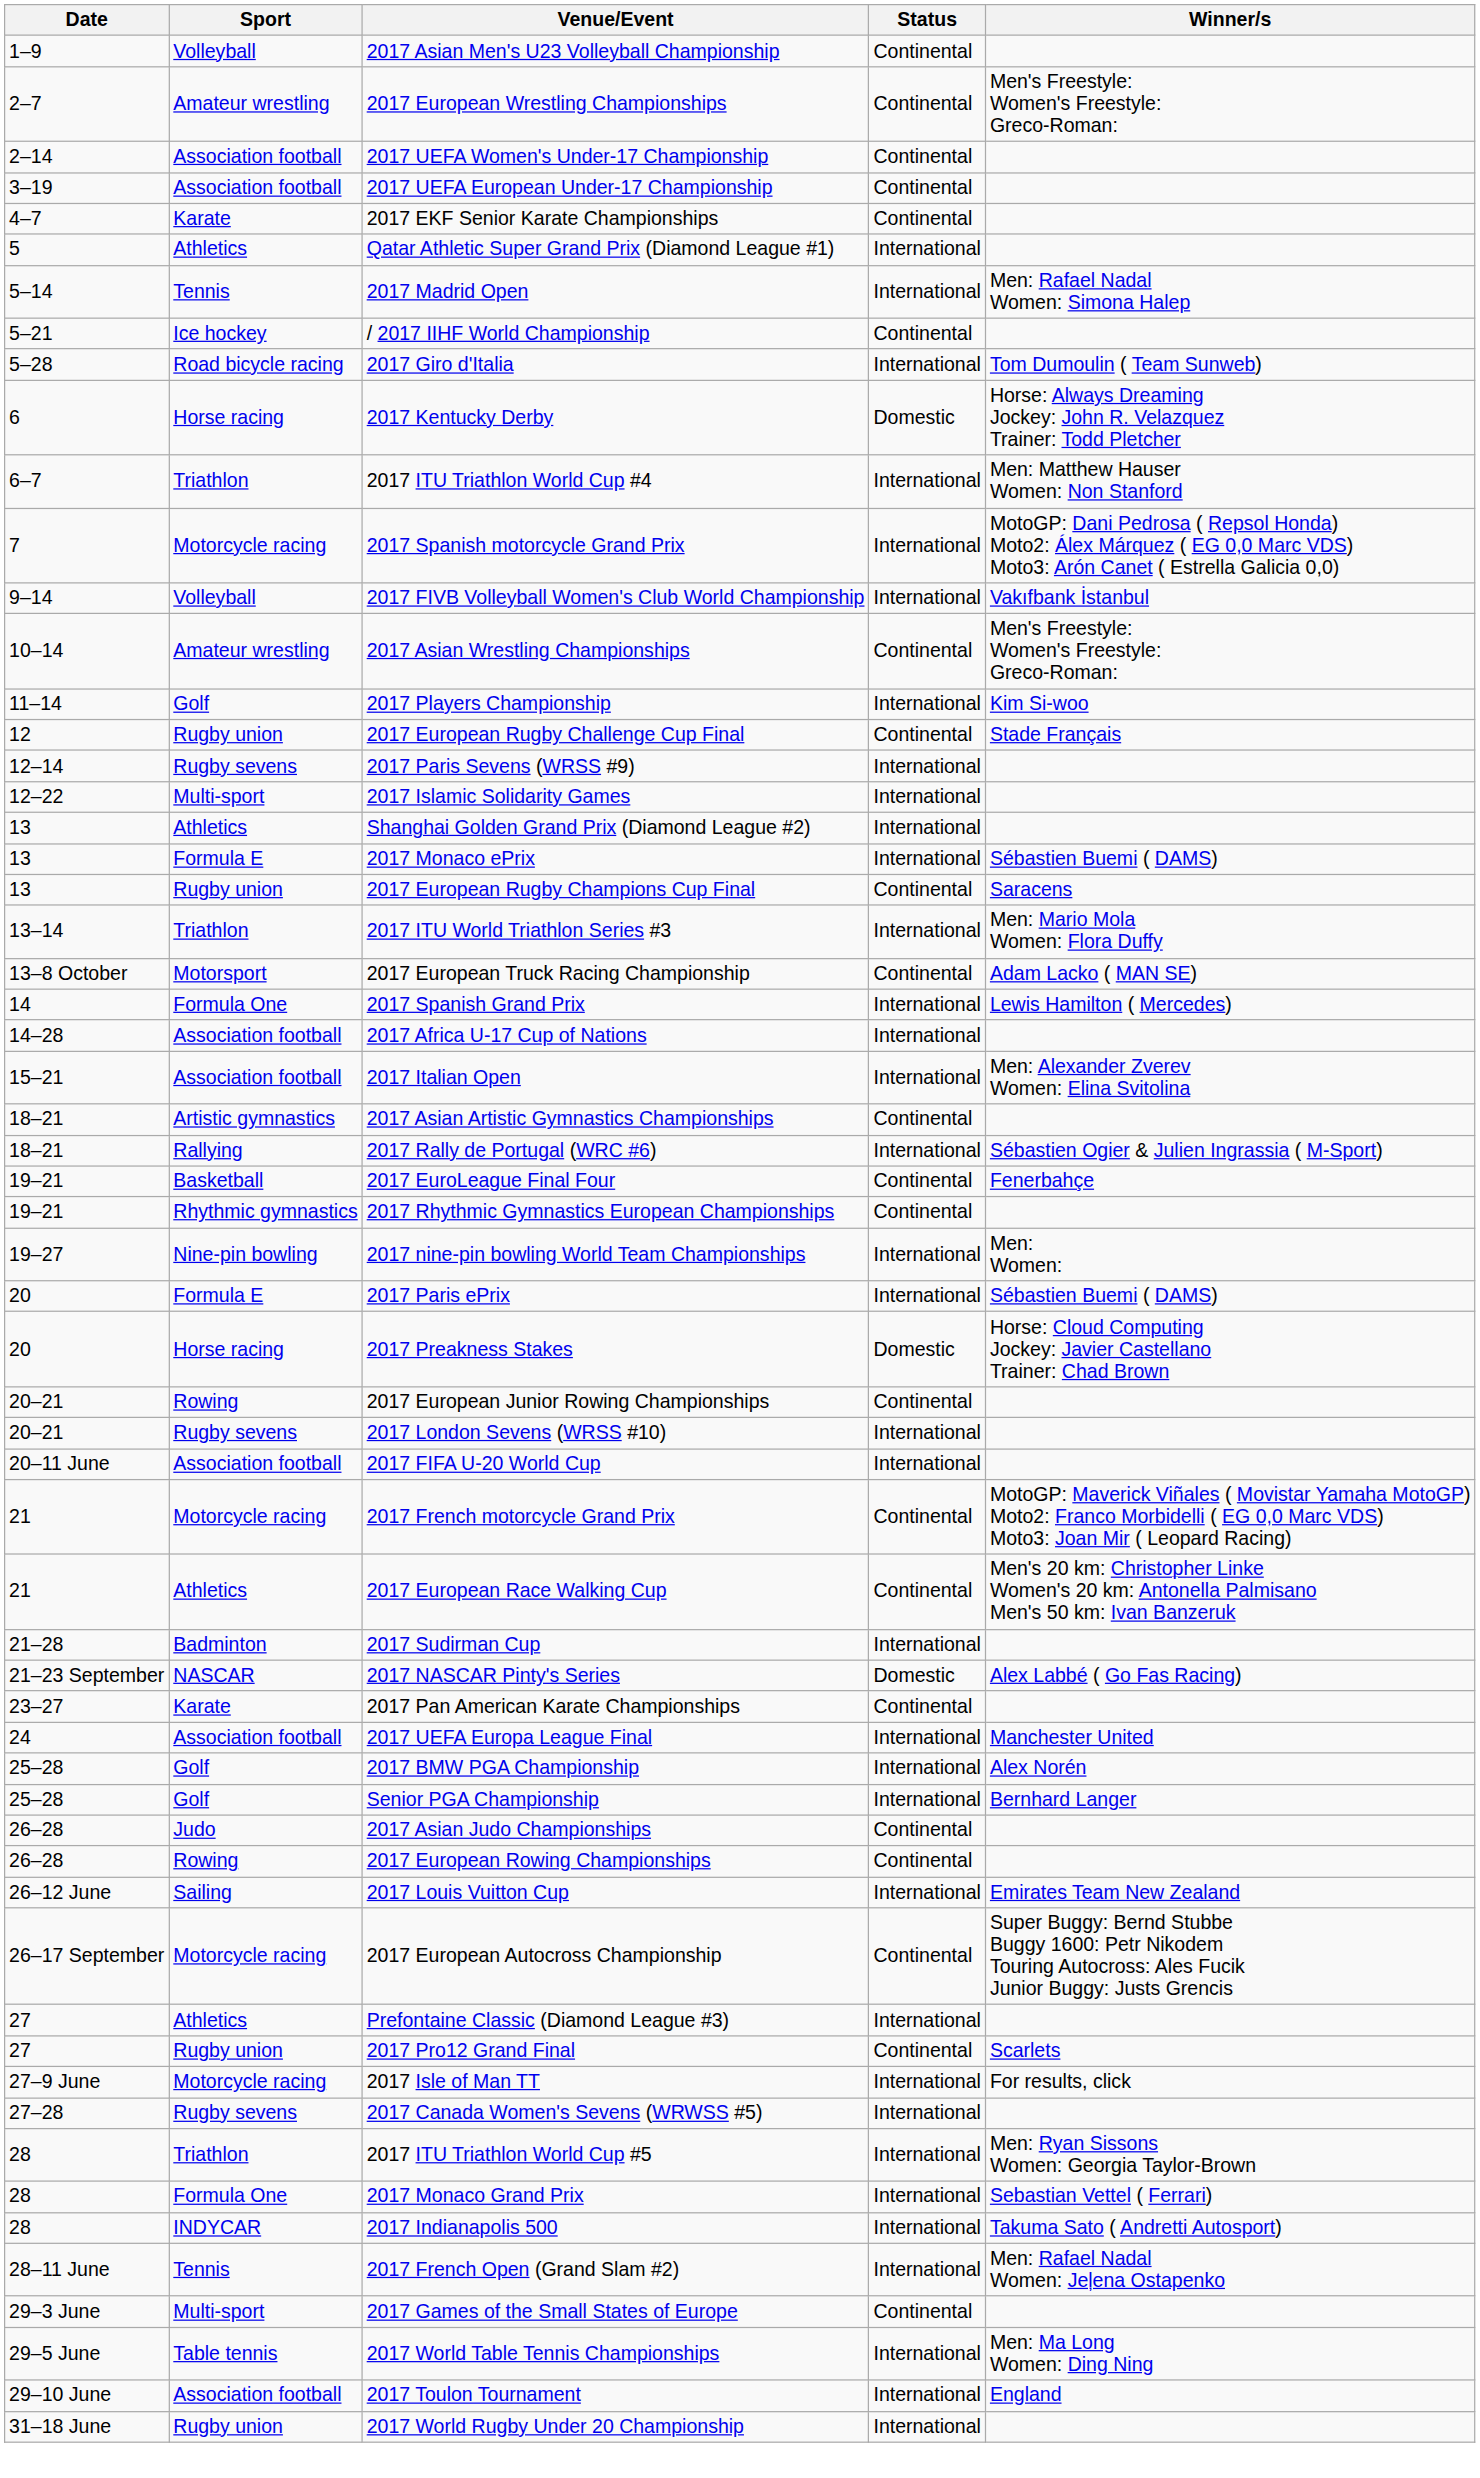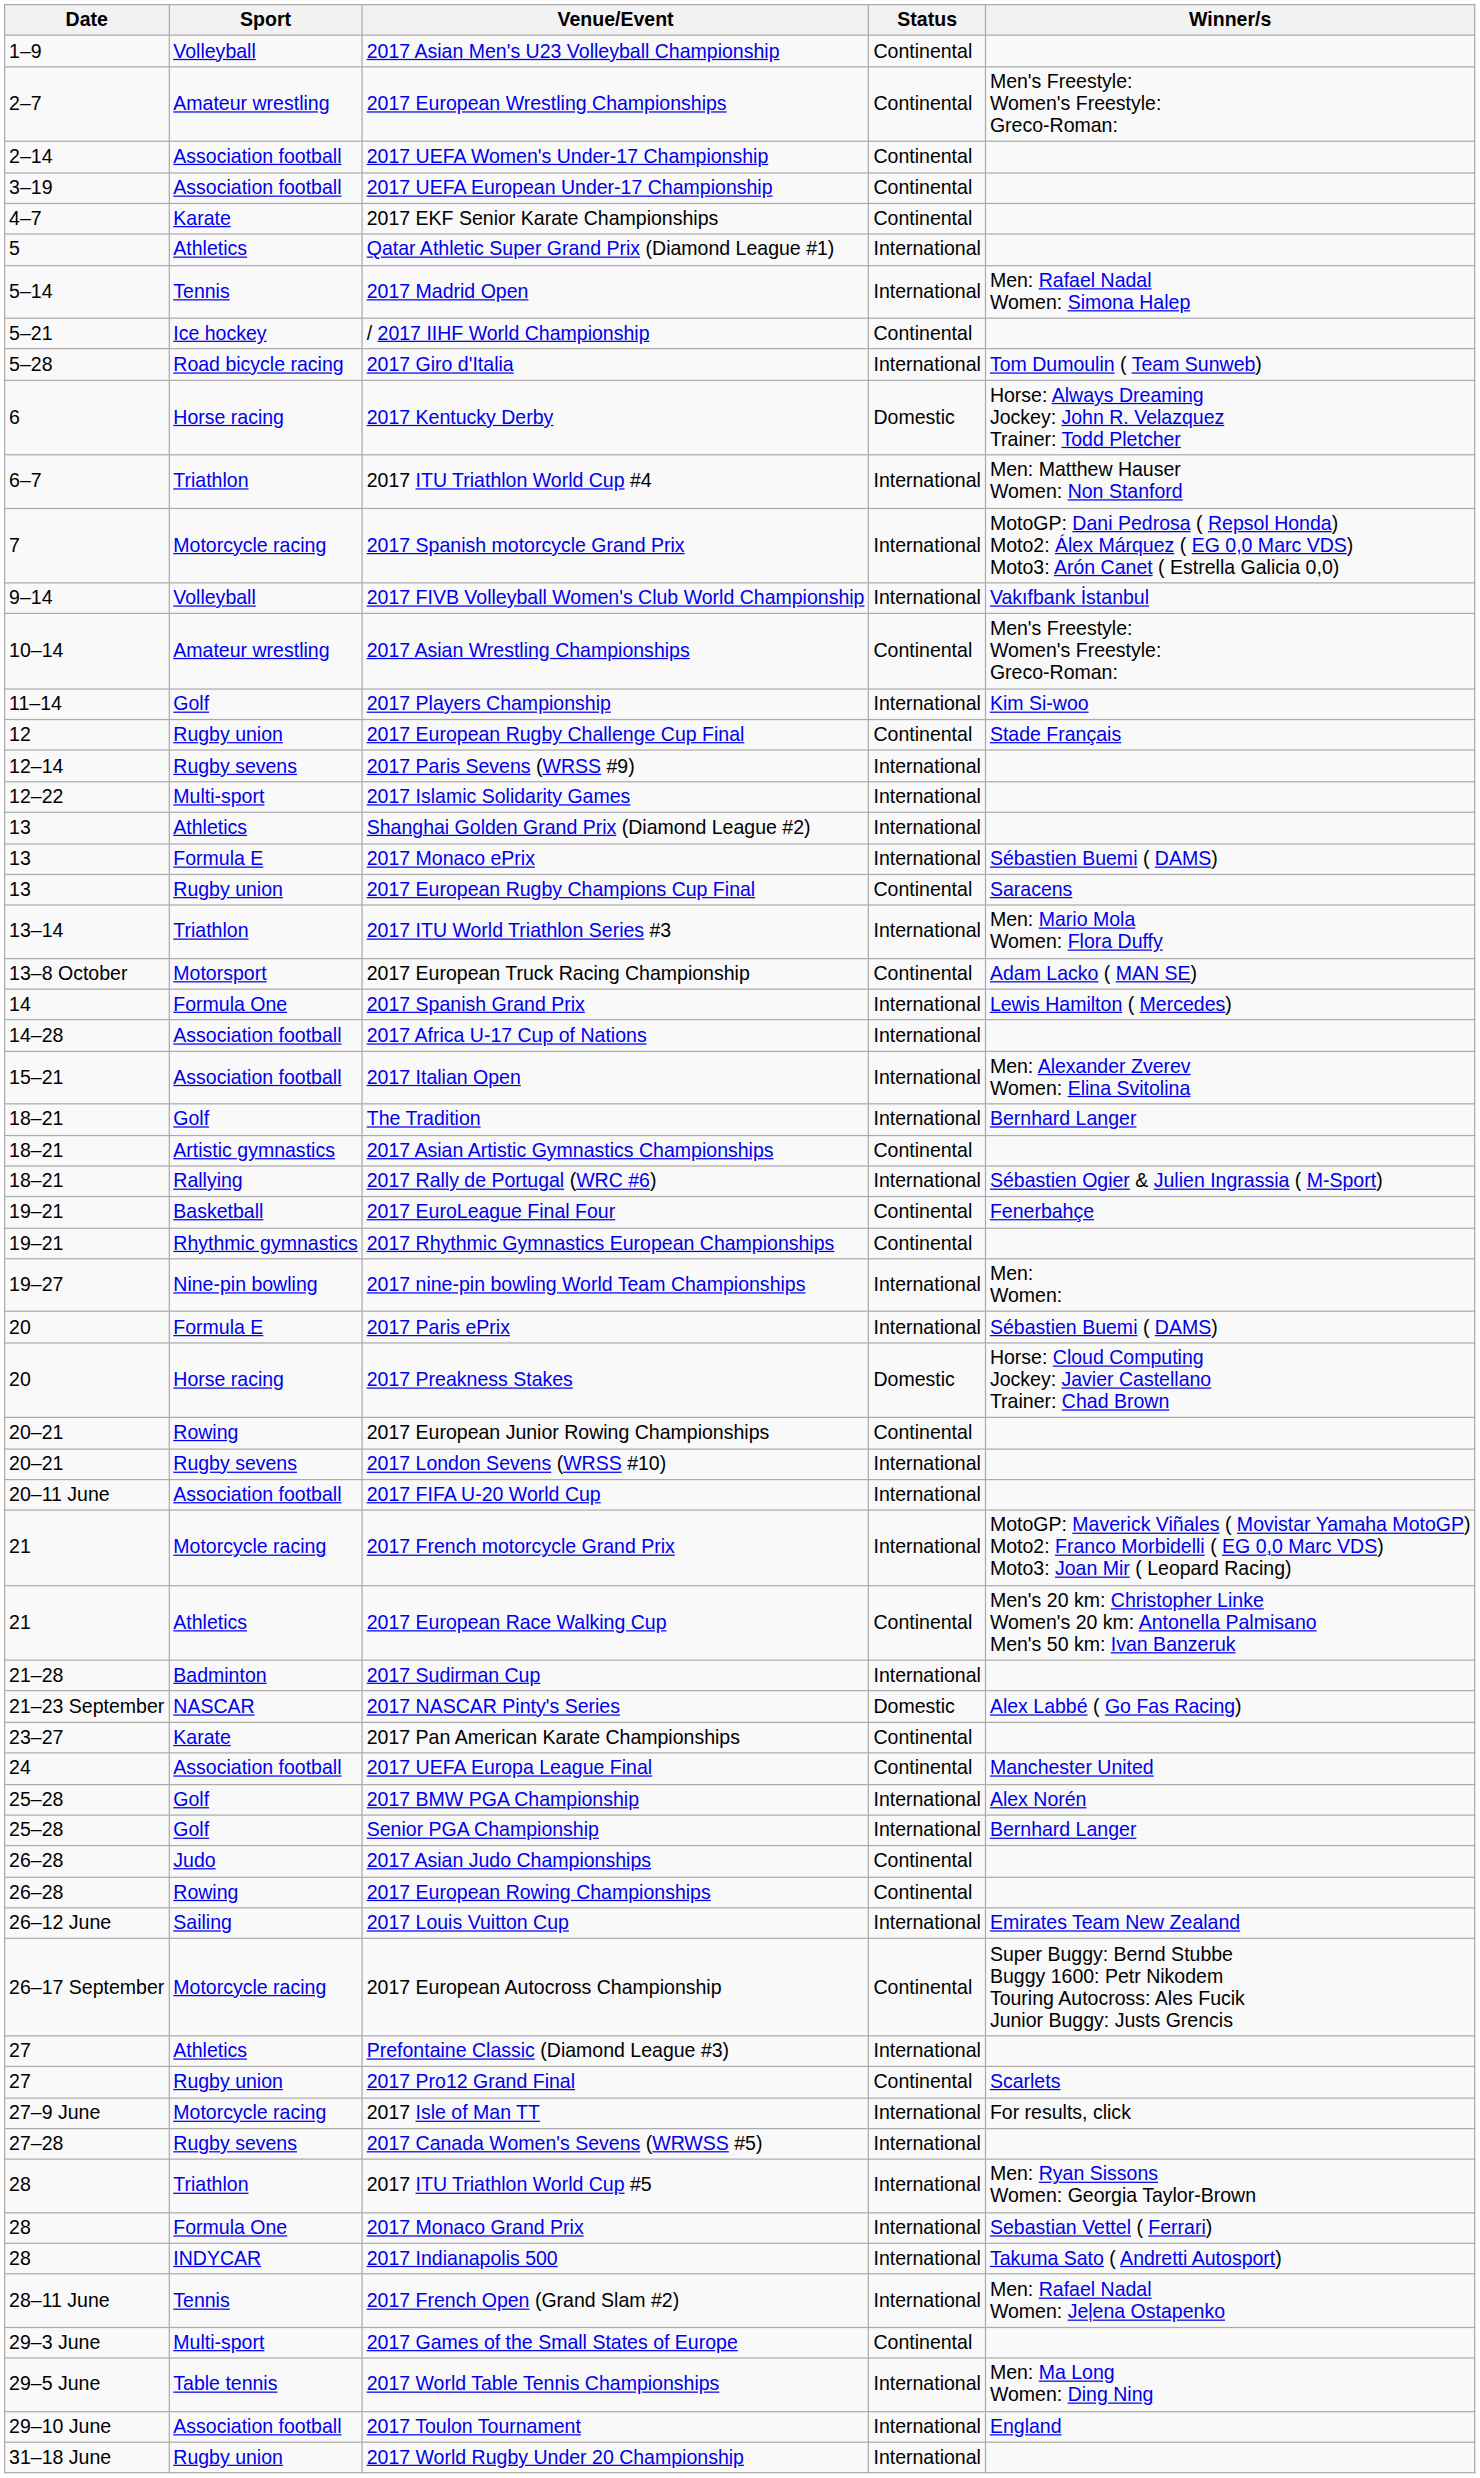+ row: (424, 1119)
(923, 1516) Continental -> (927, 1547) International
(927, 1737) International -> (923, 1768) Continental
